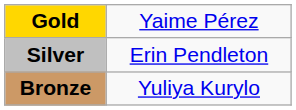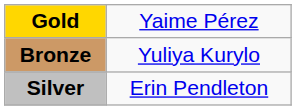rows swapped: (55, 54) <-> (55, 88)
